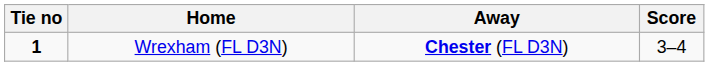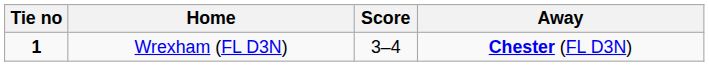columns swapped: (671, 18) <-> (497, 18)
